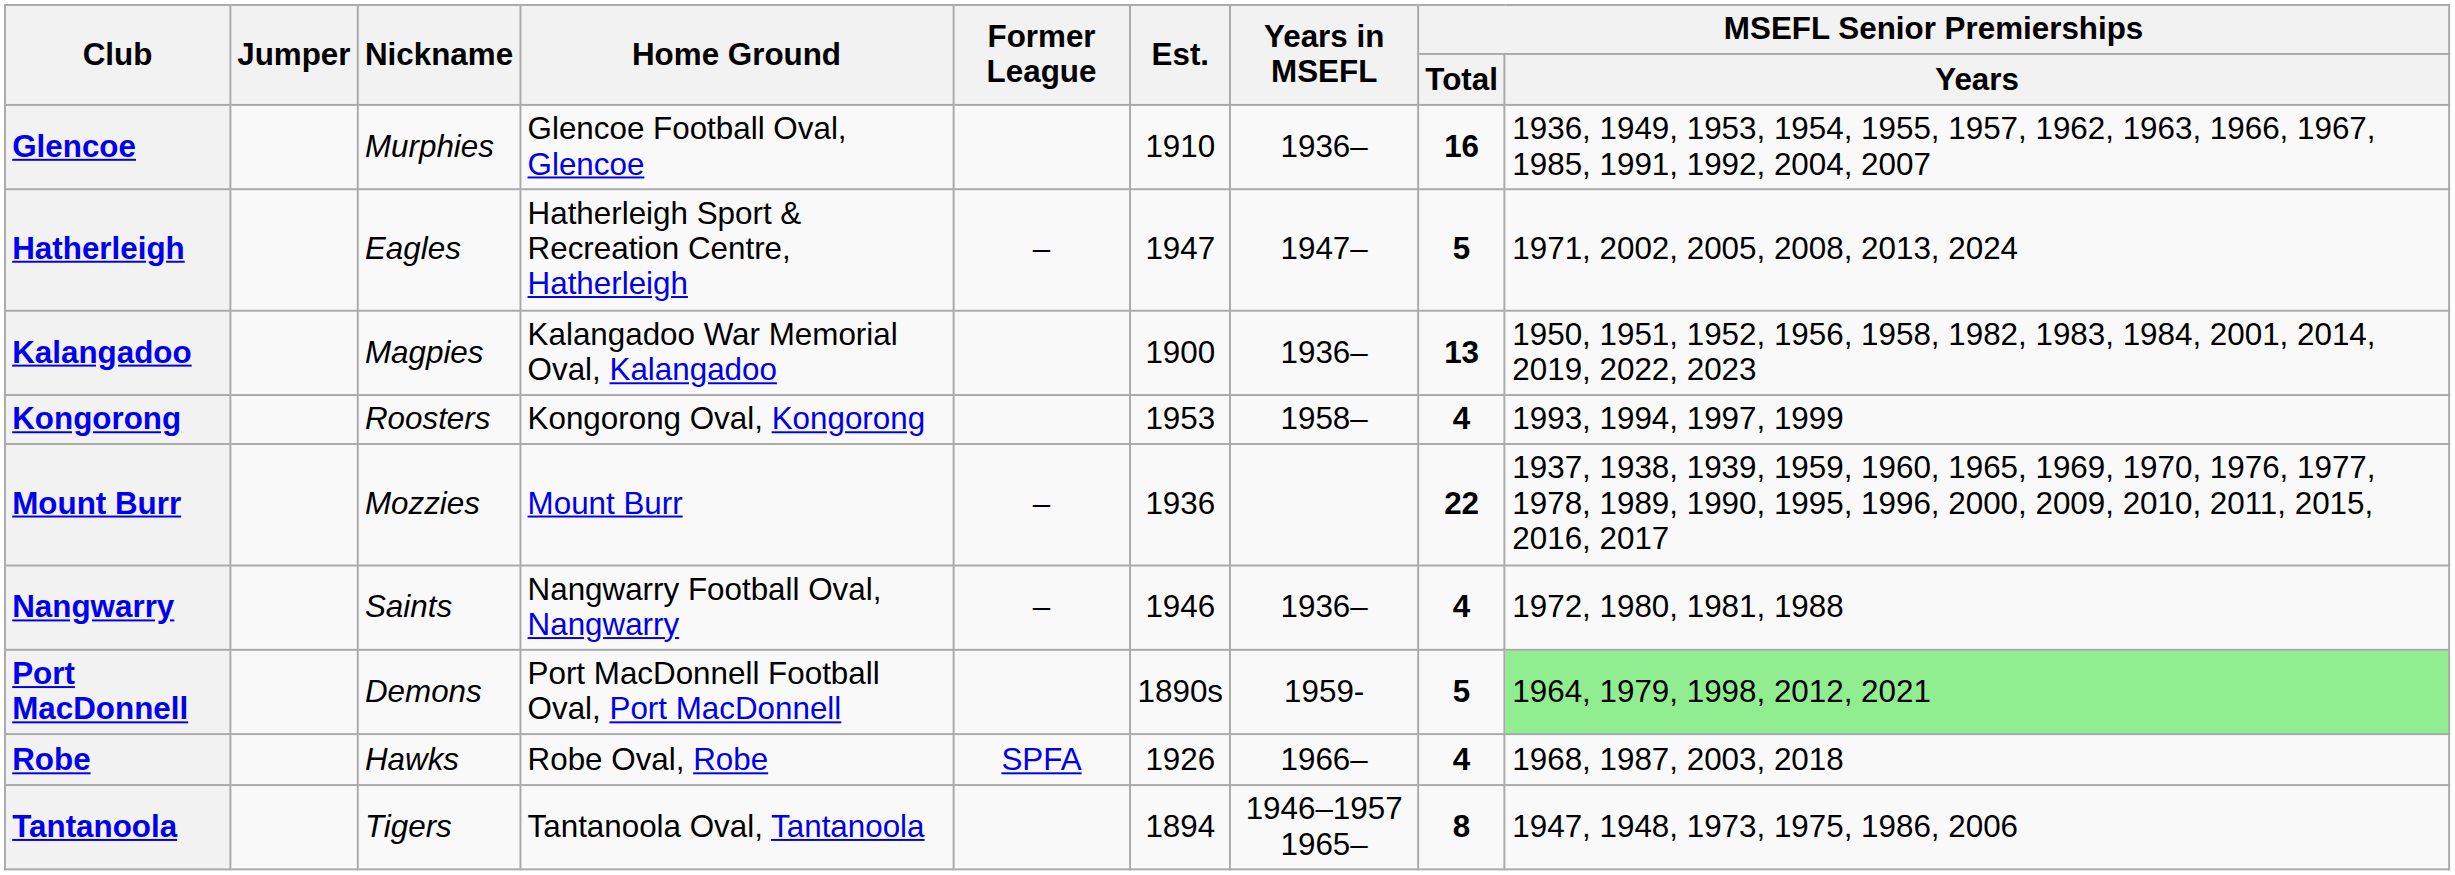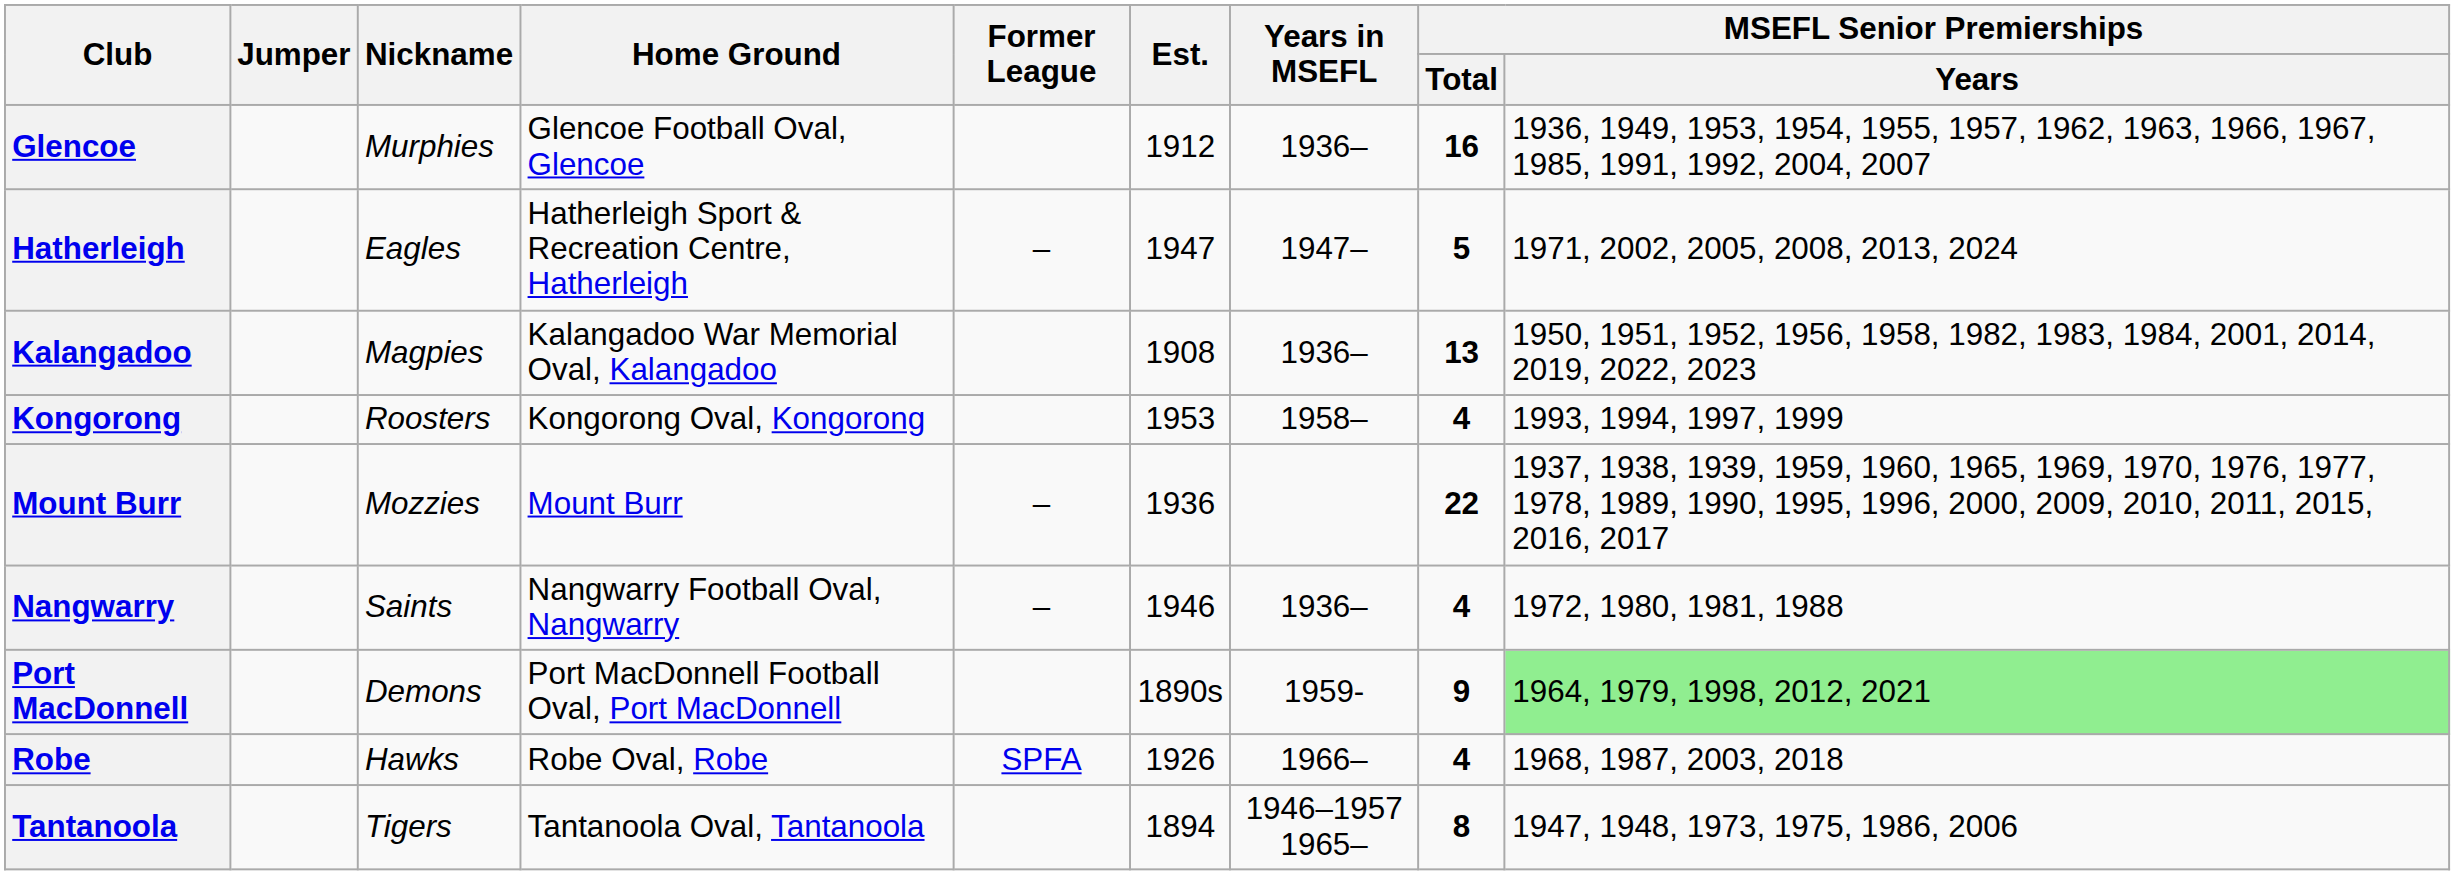(1180, 146) 1910 -> (1180, 146) 1912
(1180, 351) 1900 -> (1180, 351) 1908
(1462, 691) 5 -> (1462, 691) 9
